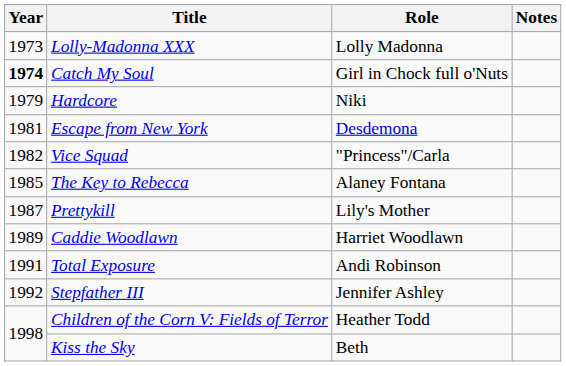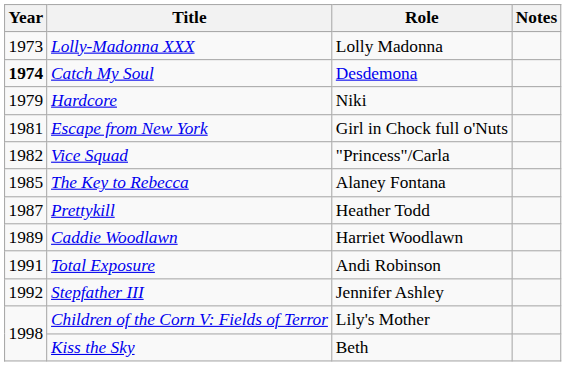(422, 73) Girl in Chock full o'Nuts -> (377, 73) Desdemona
(377, 127) Desdemona -> (422, 127) Girl in Chock full o'Nuts
(383, 210) Lily's Mother -> (383, 210) Heather Todd
(383, 319) Heather Todd -> (383, 319) Lily's Mother
